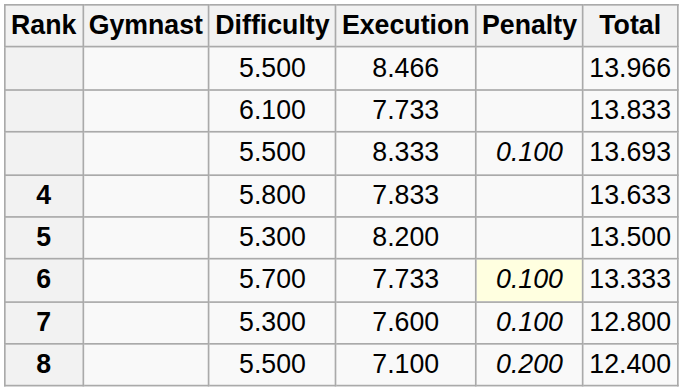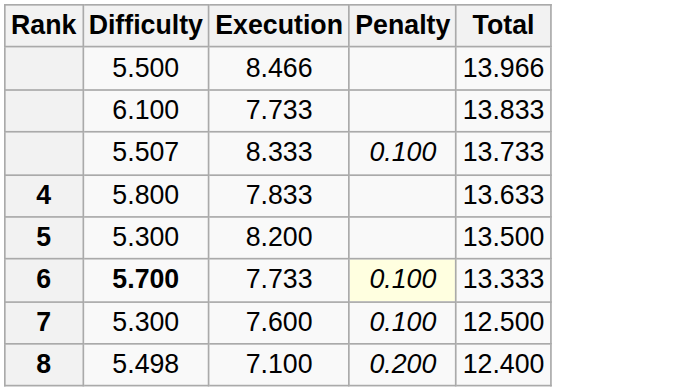- column: (146, 25)
(272, 152) 5.500 -> (146, 152) 5.507
(630, 152) 13.693 -> (504, 152) 13.733
(272, 279) normal -> (146, 279) bold
(630, 322) 12.800 -> (504, 322) 12.500
(272, 364) 5.500 -> (146, 364) 5.498
